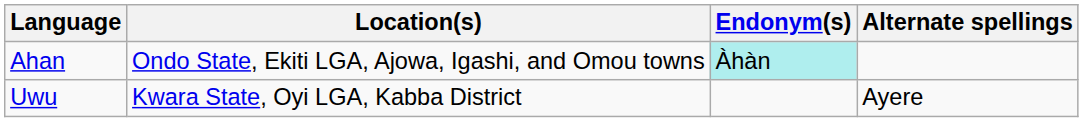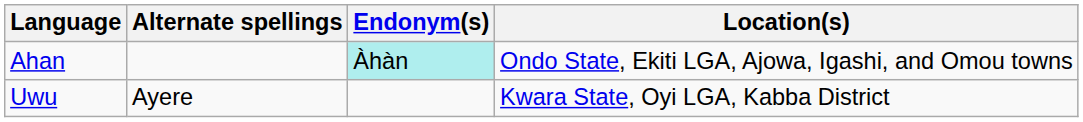columns swapped: (968, 23) <-> (418, 23)
